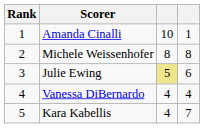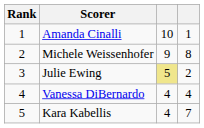(167, 53) 8 -> (167, 53) 9
(188, 73) 6 -> (188, 73) 2
